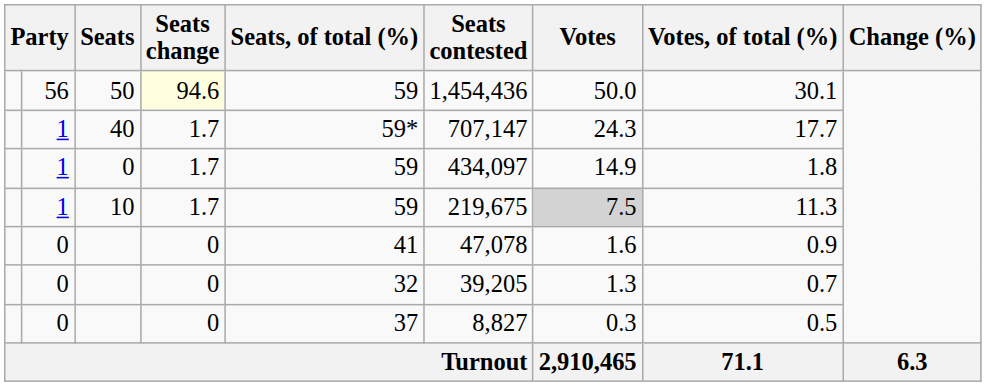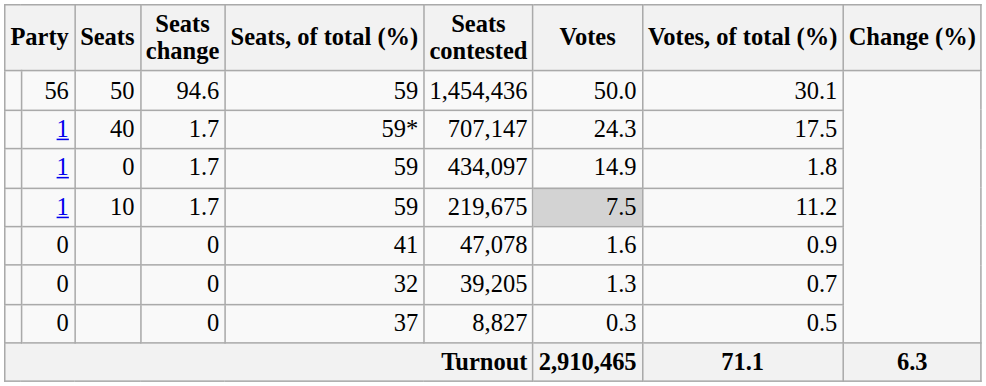(198, 90) lightyellow background -> (198, 90) no background
(816, 129) 17.7 -> (816, 129) 17.5
(816, 206) 11.3 -> (816, 206) 11.2
